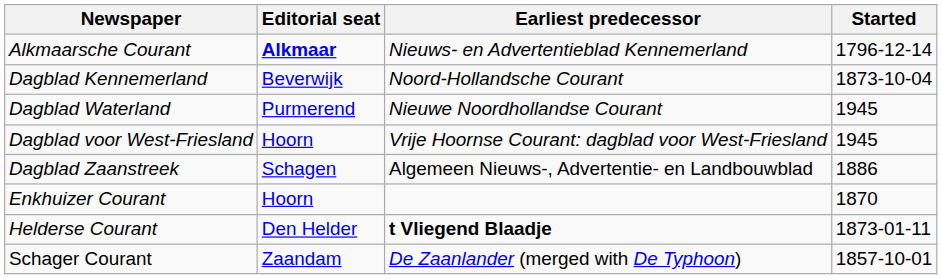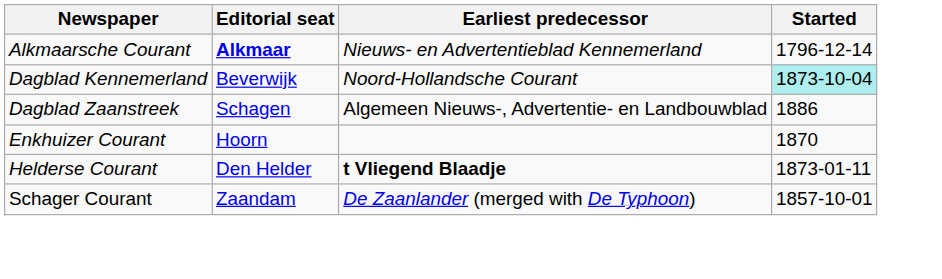(884, 79) no background -> (824, 79) paleturquoise background
- row: (90, 109)
- row: (131, 139)
